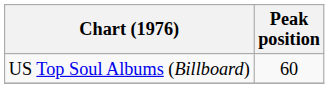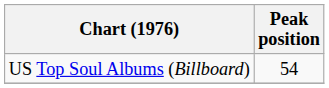(289, 68) 60 -> (289, 68) 54
